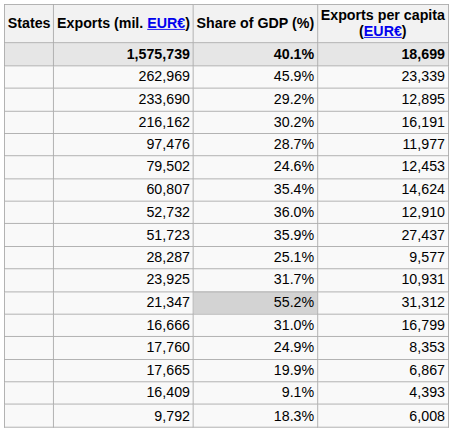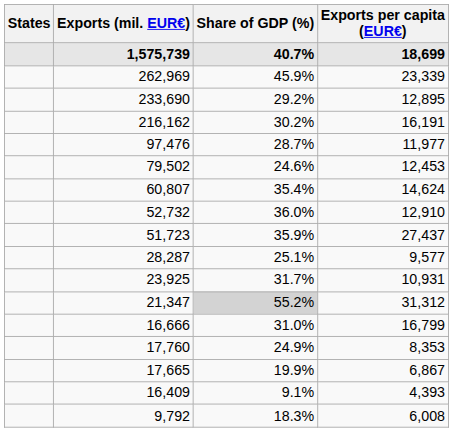(294, 54) 40.1% -> (294, 54) 40.7%
